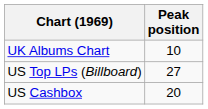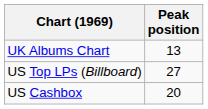(174, 51) 10 -> (174, 51) 13
